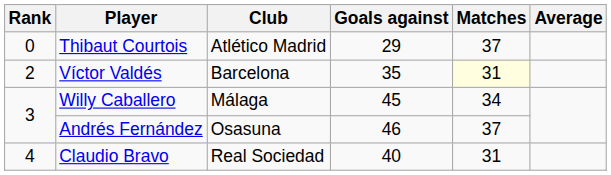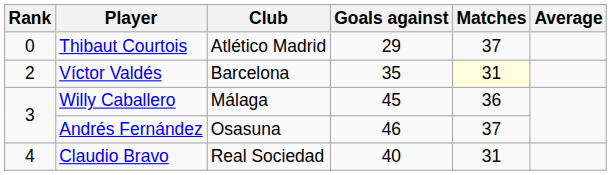(491, 101) 34 -> (491, 101) 36
